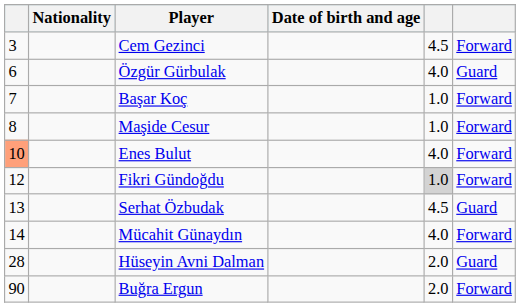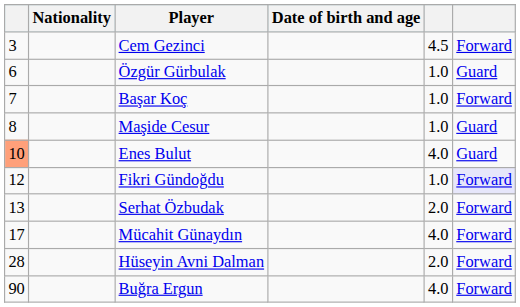(438, 72) 4.0 -> (438, 72) 1.0
(484, 126) Forward -> (477, 126) Guard
(484, 153) Forward -> (477, 153) Guard
(438, 180) lightgrey background -> (438, 180) no background
(484, 180) no background -> (484, 180) lavender background
(438, 207) 4.5 -> (438, 207) 2.0
(477, 207) Guard -> (484, 207) Forward
(17, 235) 14 -> (17, 235) 17
(477, 262) Guard -> (484, 262) Forward
(438, 289) 2.0 -> (438, 289) 4.0
